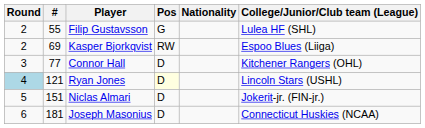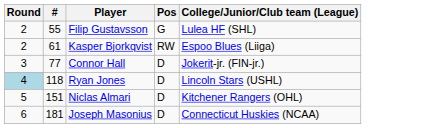- column: (209, 13)
(55, 47) 69 -> (55, 47) 61
(302, 64) Kitchener Rangers (OHL) -> (223, 64) Jokerit-jr. (FIN-jr.)
(55, 81) 121 -> (55, 81) 118
(161, 81) lightyellow background -> (161, 81) no background
(283, 98) Jokerit-jr. (FIN-jr.) -> (242, 98) Kitchener Rangers (OHL)
